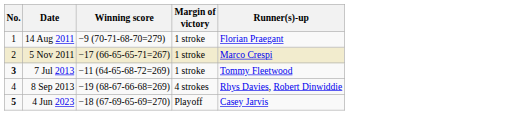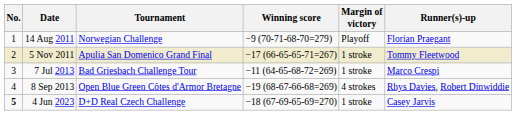+ column: (160, 18)
(190, 39) 1 stroke -> (355, 39) Playoff
(246, 55) Marco Crespi -> (423, 55) Tommy Fleetwood
(14, 71) bold -> (14, 71) normal
(256, 71) Tommy Fleetwood -> (413, 71) Marco Crespi
(188, 102) Playoff -> (357, 102) 1 stroke
